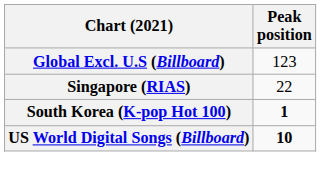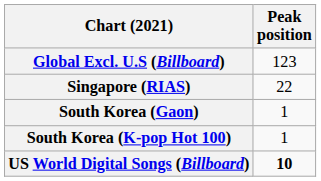+ row: (129, 112)
(284, 112) bold -> (284, 138) normal
